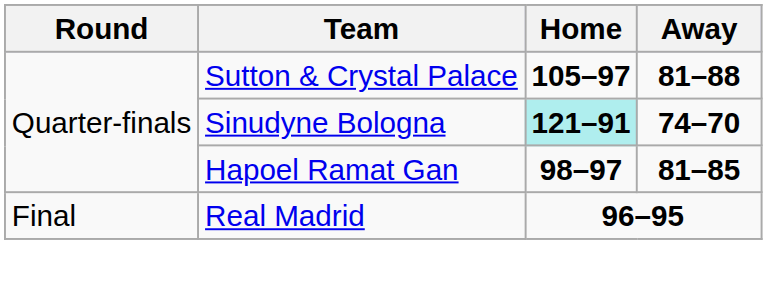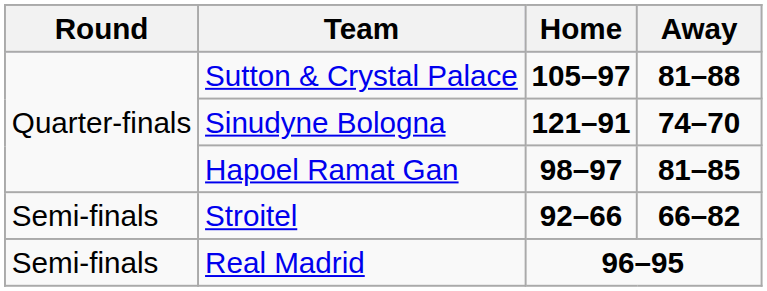(581, 122) paleturquoise background -> (581, 122) no background
+ row: (251, 216)
(44, 216) Final -> (85, 263) Semi-finals
